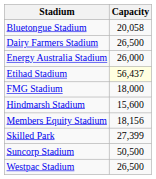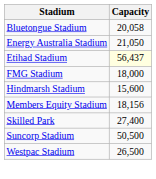- row: (52, 43)
(130, 58) 26,000 -> (130, 43) 21,050
(130, 136) 27,399 -> (130, 120) 27,400
